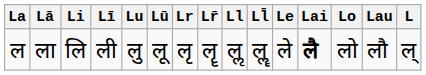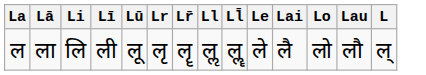- column: (135, 17)
(310, 52) bold -> (285, 52) normal
